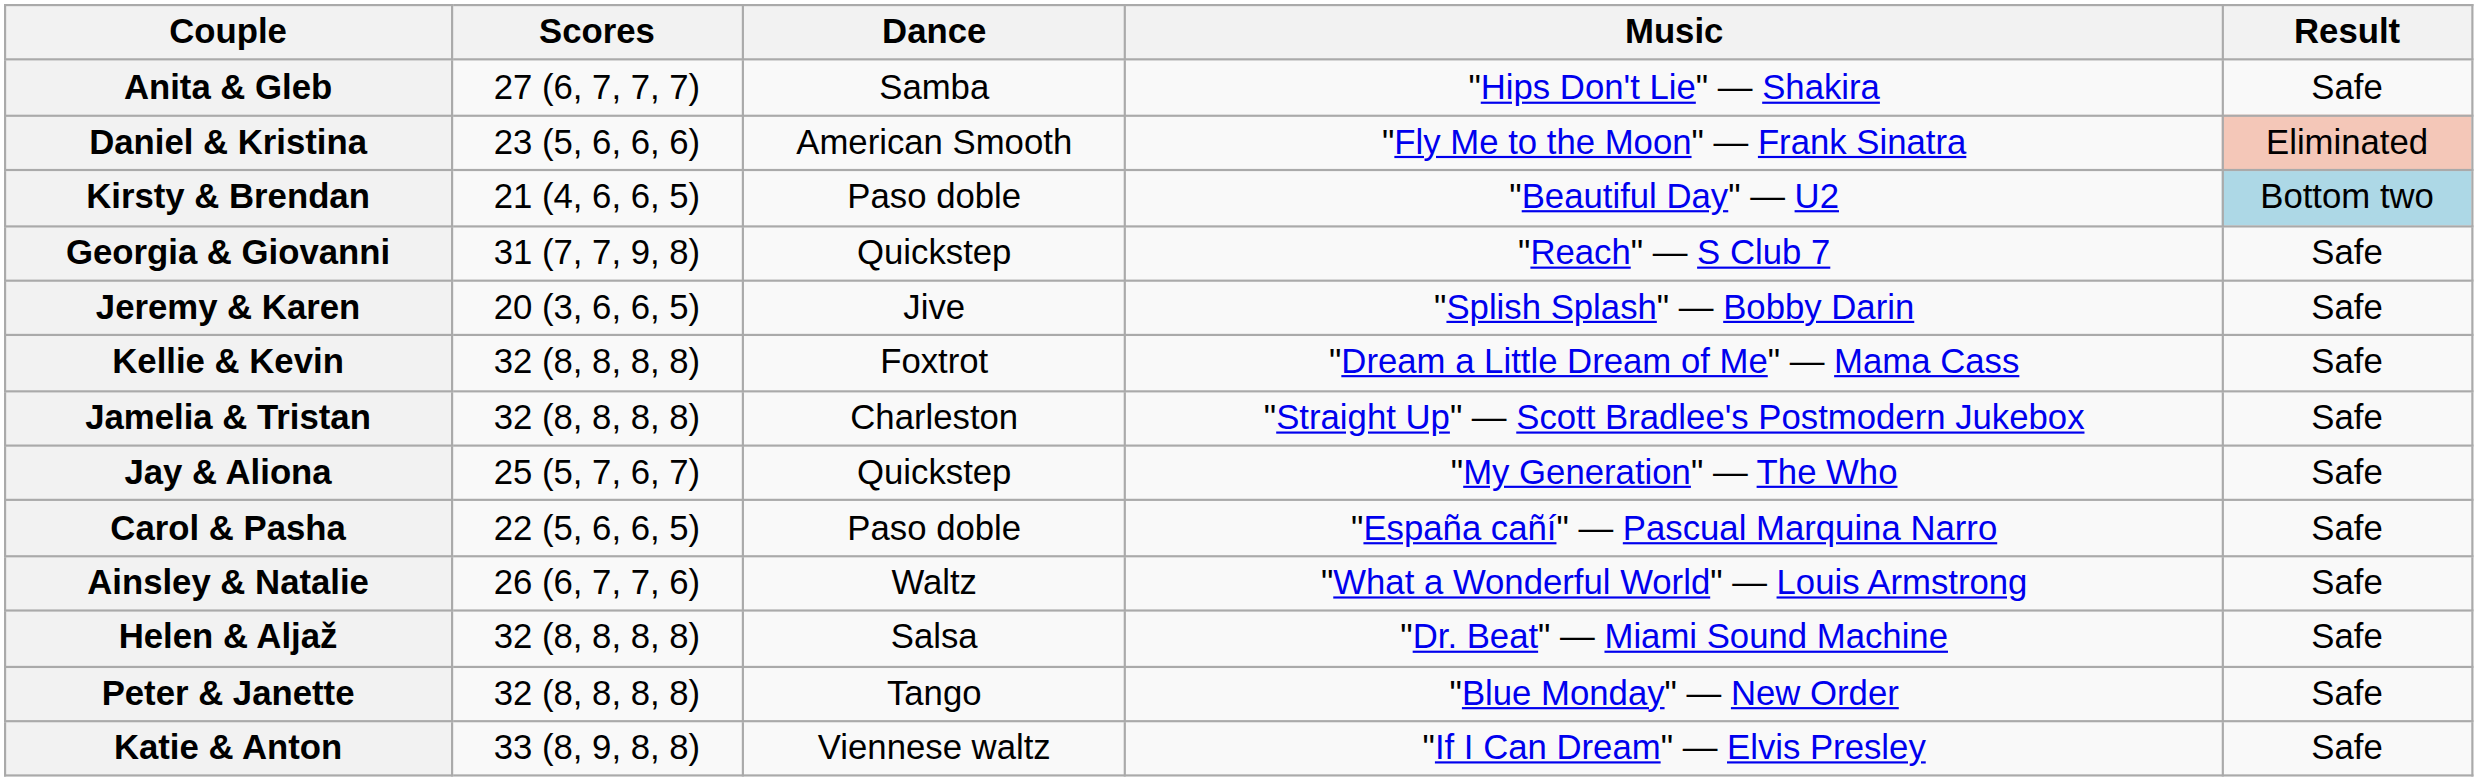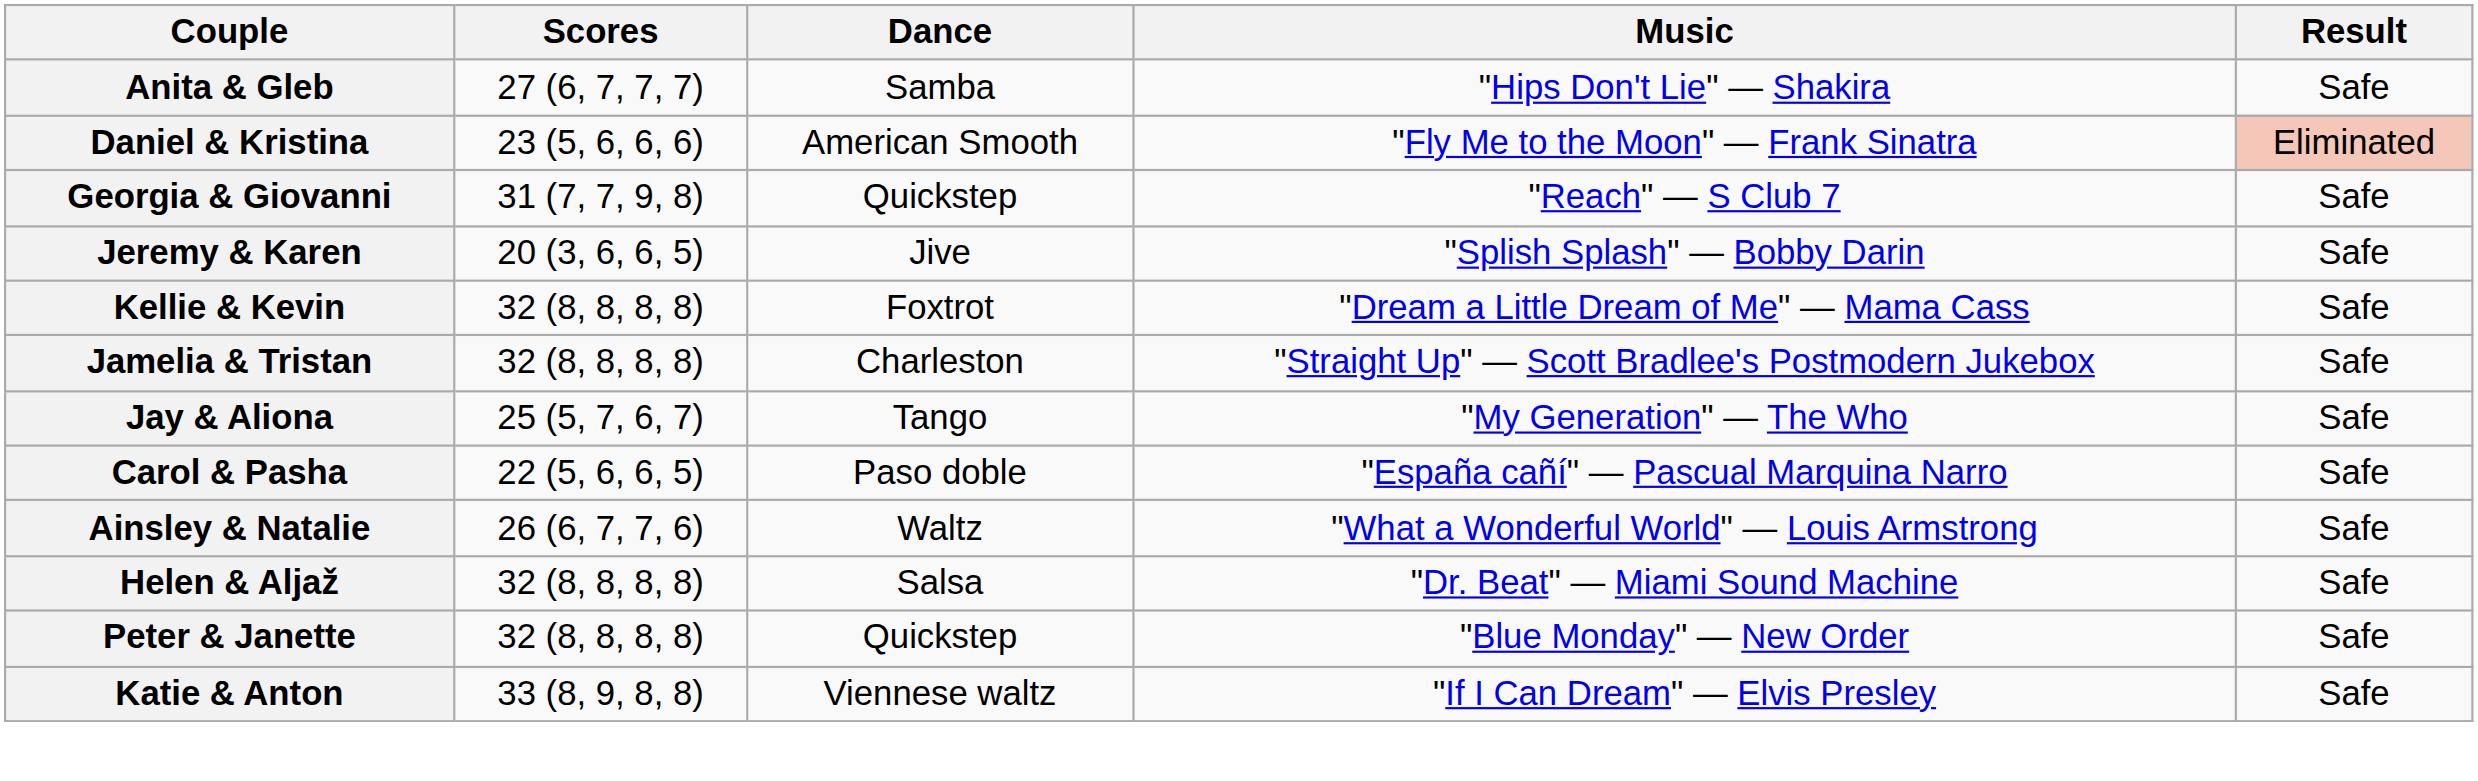- row: (228, 197)
(934, 472) Quickstep -> (940, 417) Tango
(934, 692) Tango -> (940, 637) Quickstep
